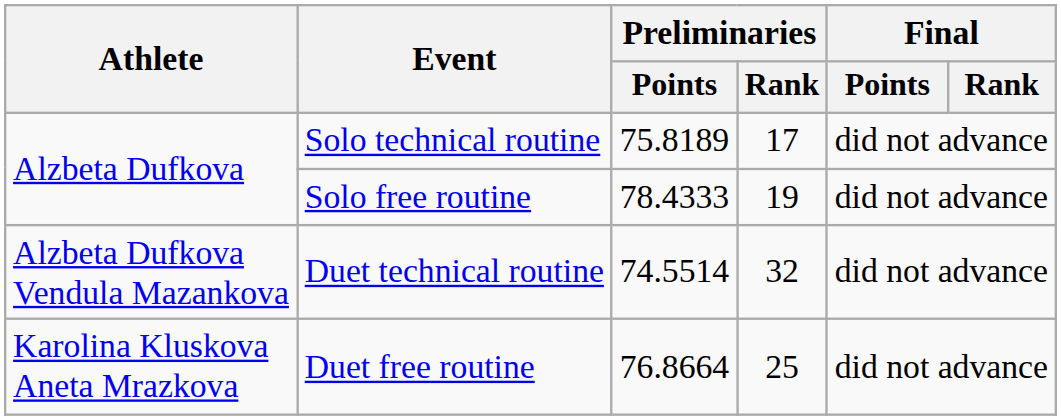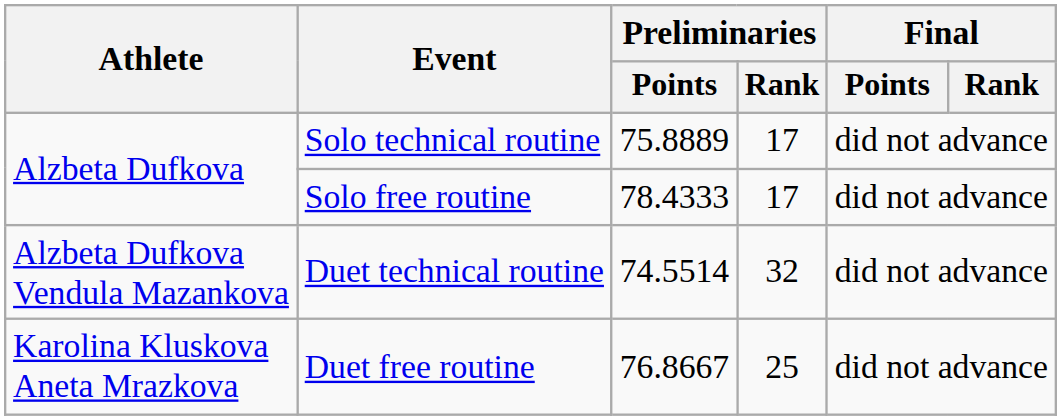(674, 140) 75.8189 -> (674, 140) 75.8889
(782, 196) 19 -> (782, 196) 17
(674, 367) 76.8664 -> (674, 367) 76.8667
